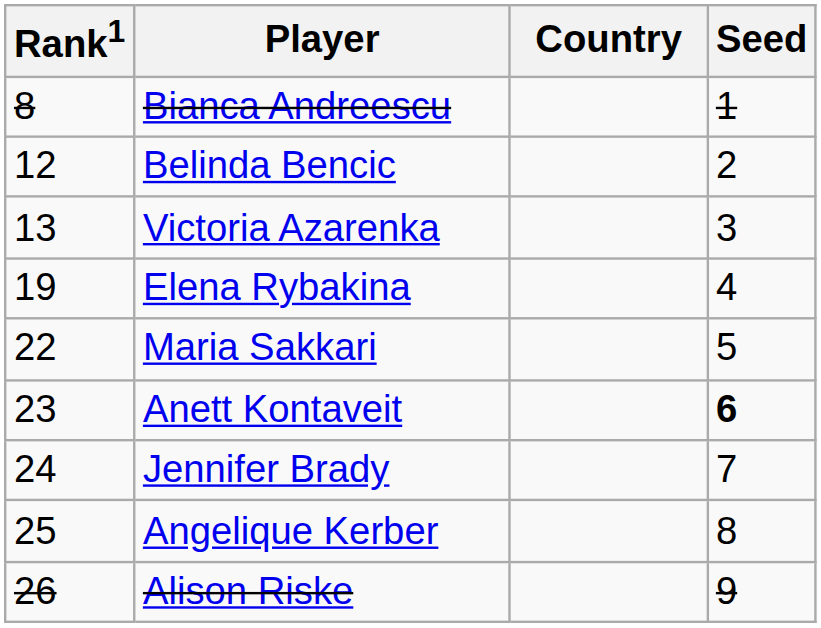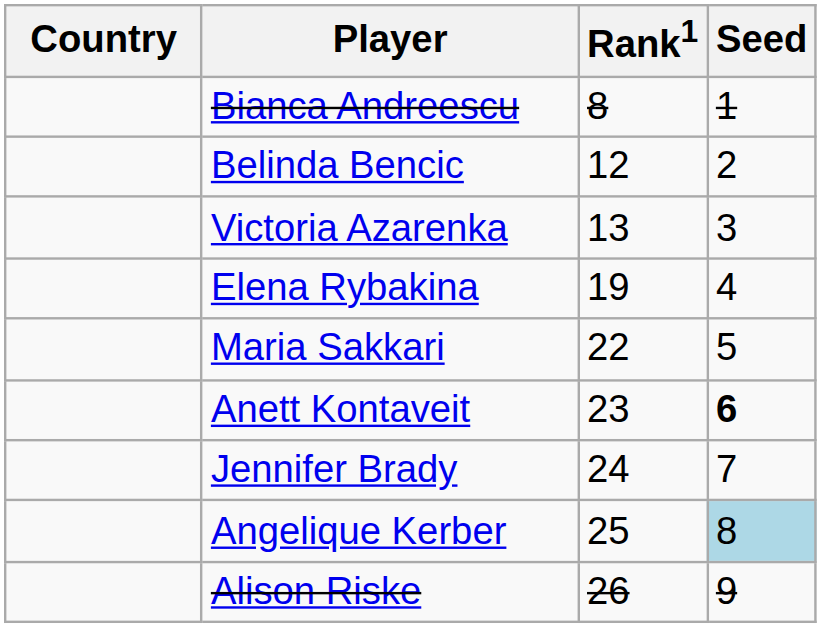columns swapped: (609, 39) <-> (70, 39)
(727, 530) no background -> (727, 530) lightblue background
